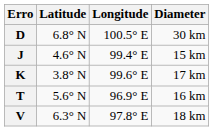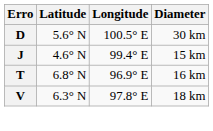(69, 34) 6.8° N -> (69, 34) 5.6° N
- row: (20, 75)
(69, 95) 5.6° N -> (69, 75) 6.8° N
